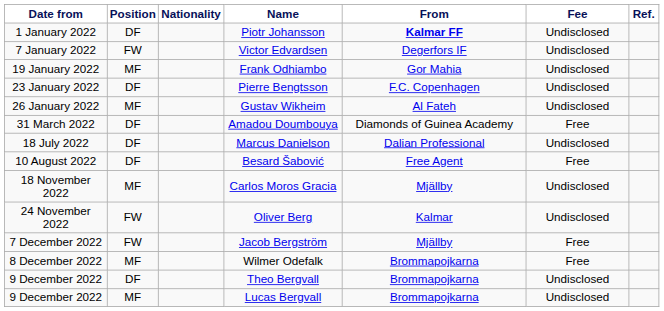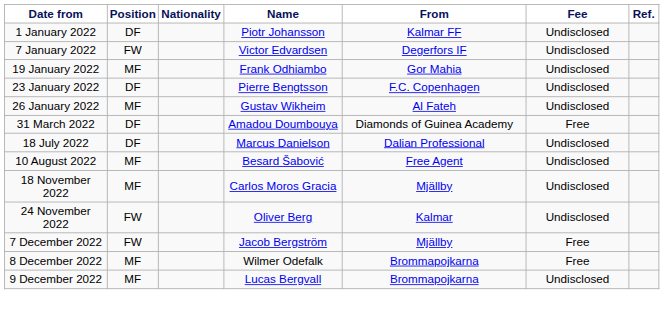(434, 32) bold -> (434, 32) normal
(133, 161) DF -> (133, 161) MF
(577, 161) Free -> (577, 161) Undisclosed
- row: (283, 279)
